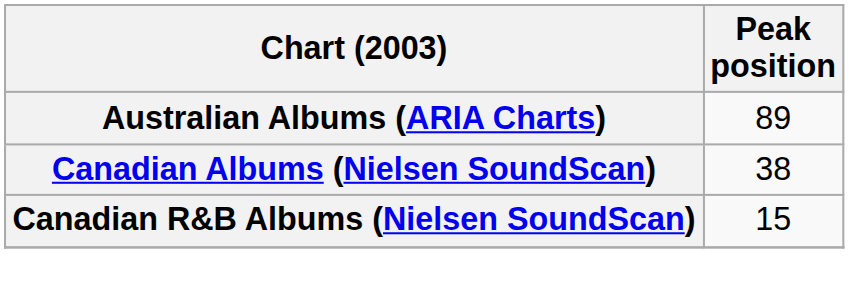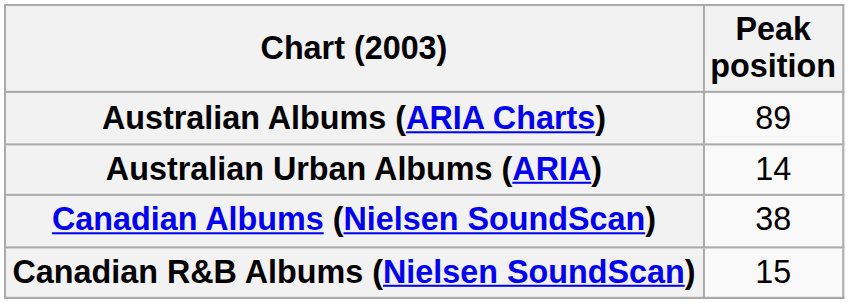+ row: (354, 169)
